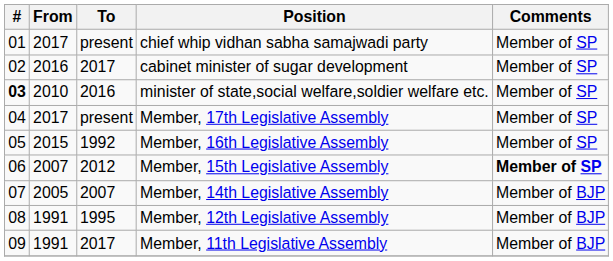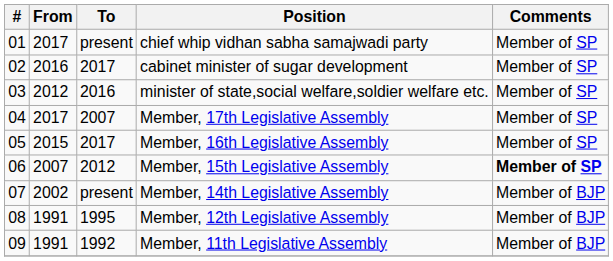(17, 92) bold -> (17, 92) normal
(51, 92) 2010 -> (51, 92) 2012
(106, 117) present -> (98, 117) 2007
(98, 142) 1992 -> (98, 142) 2017
(51, 192) 2005 -> (51, 192) 2002
(98, 192) 2007 -> (106, 192) present
(98, 243) 2017 -> (98, 243) 1992
